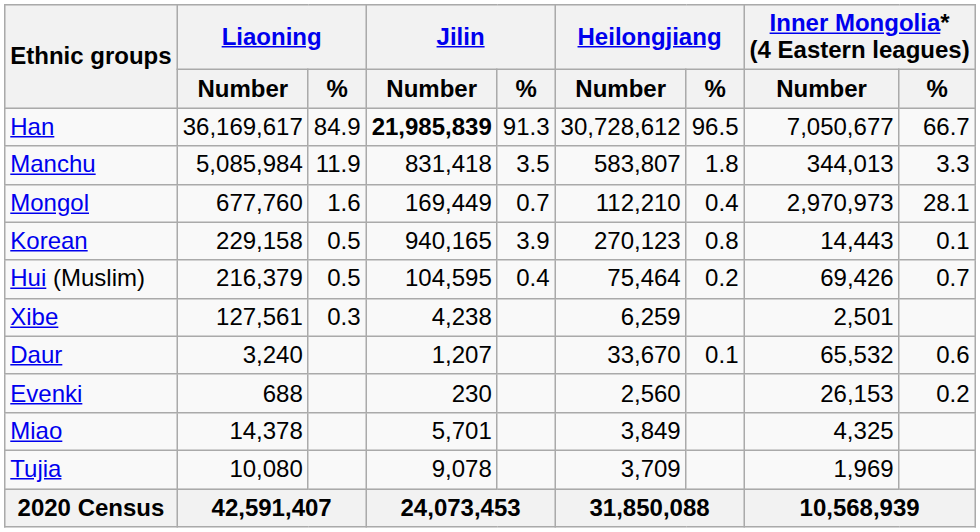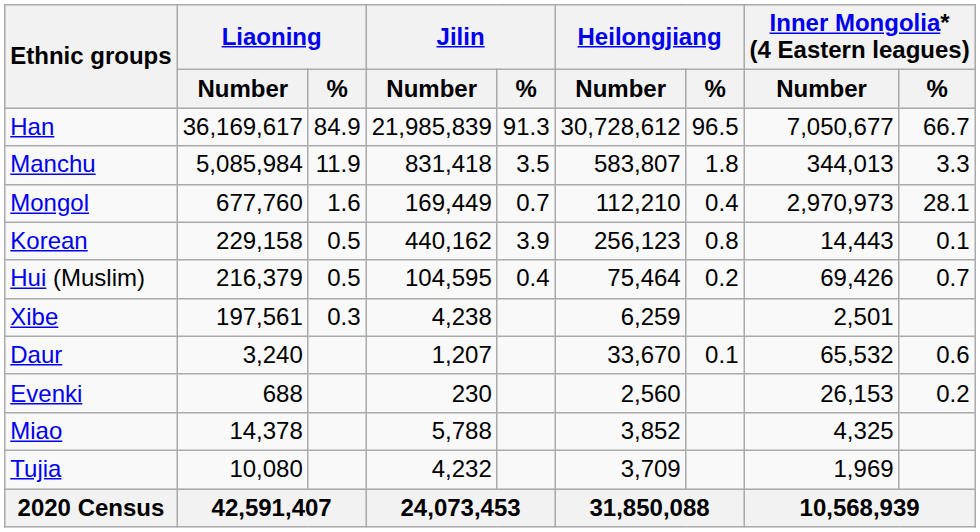(432, 126) bold -> (432, 126) normal
(448, 240) 940,165 -> (448, 240) 440,162
(637, 240) 270,123 -> (637, 240) 256,123
(259, 316) 127,561 -> (259, 316) 197,561
(462, 431) 5,701 -> (462, 431) 5,788
(651, 431) 3,849 -> (651, 431) 3,852
(462, 469) 9,078 -> (462, 469) 4,232
